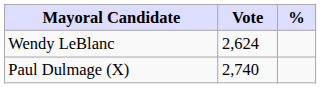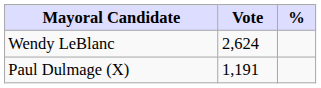(240, 69) 2,740 -> (240, 69) 1,191
